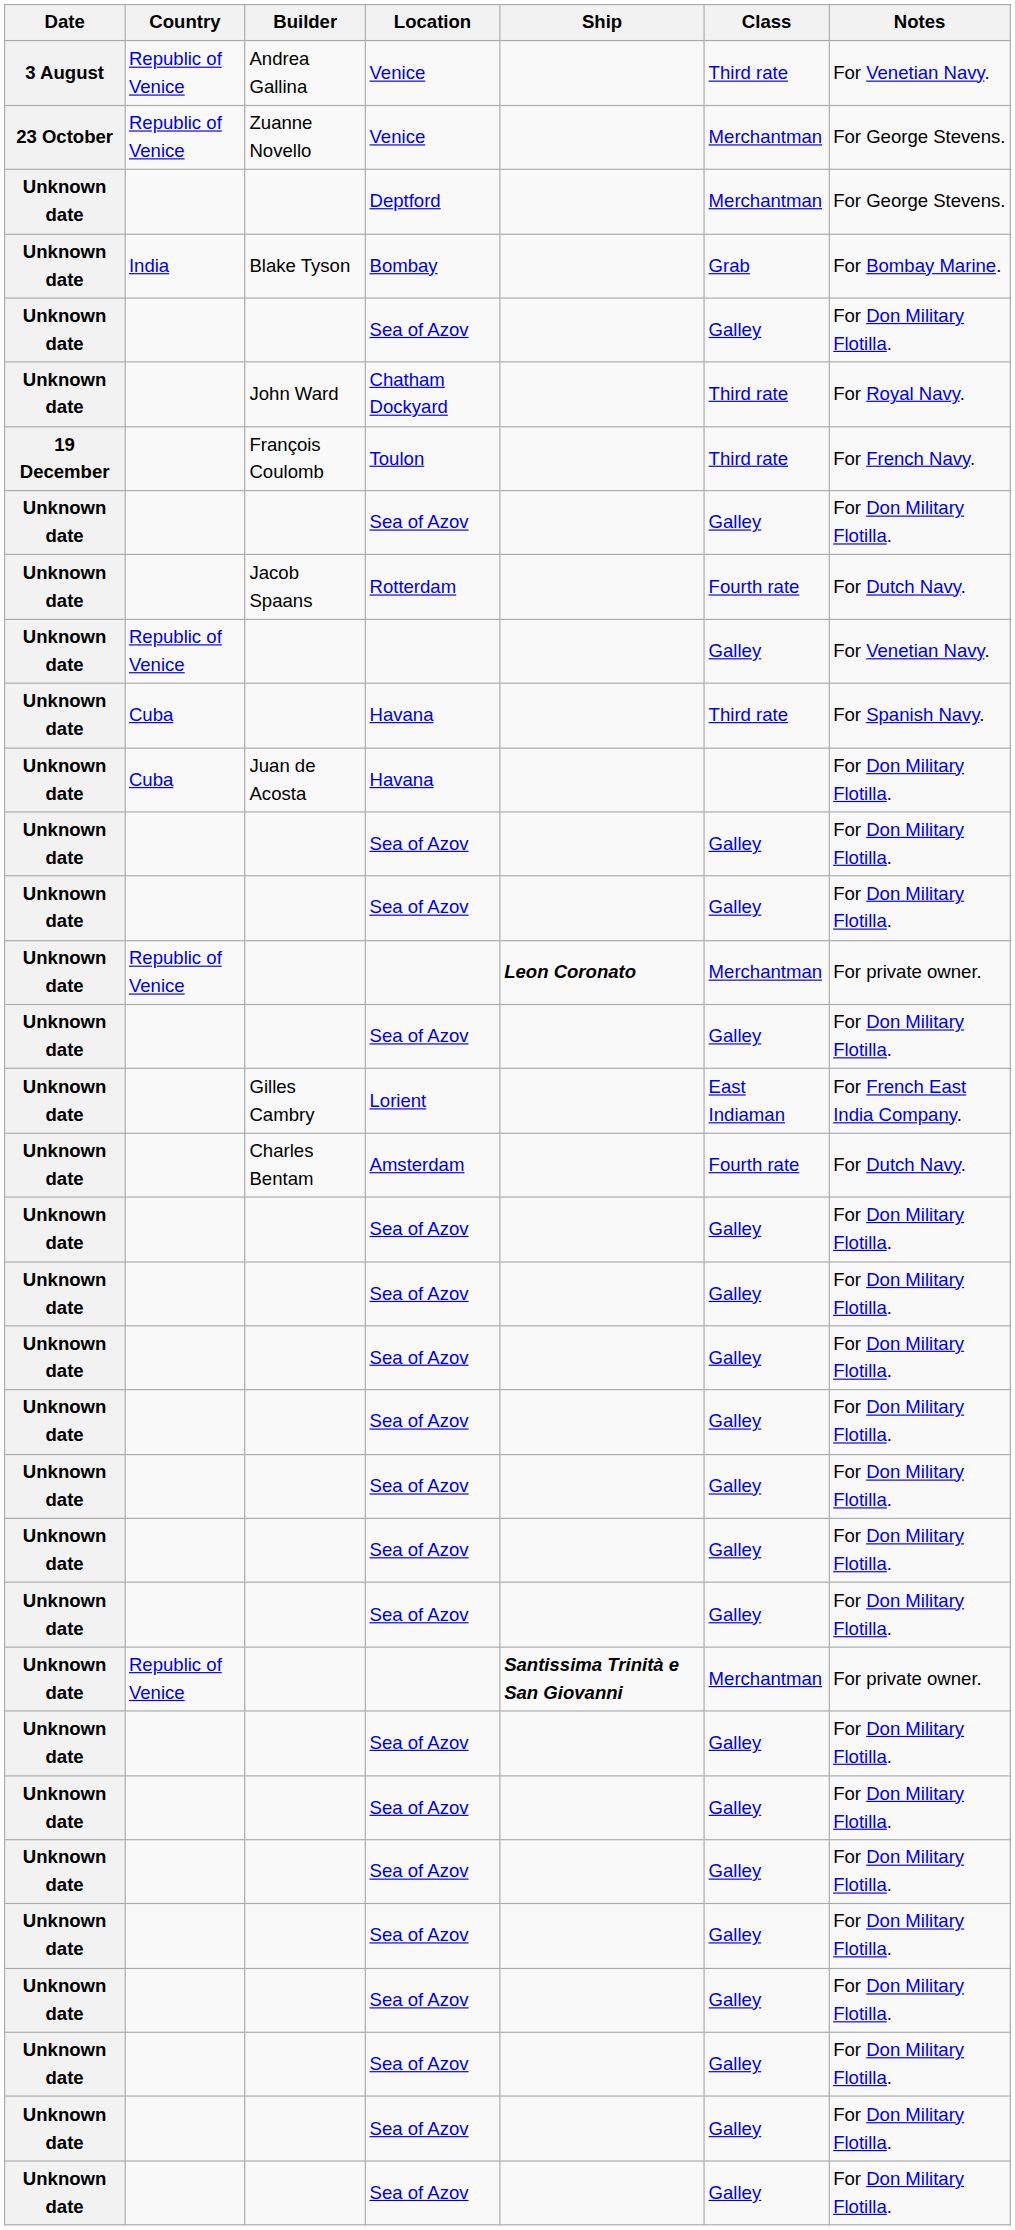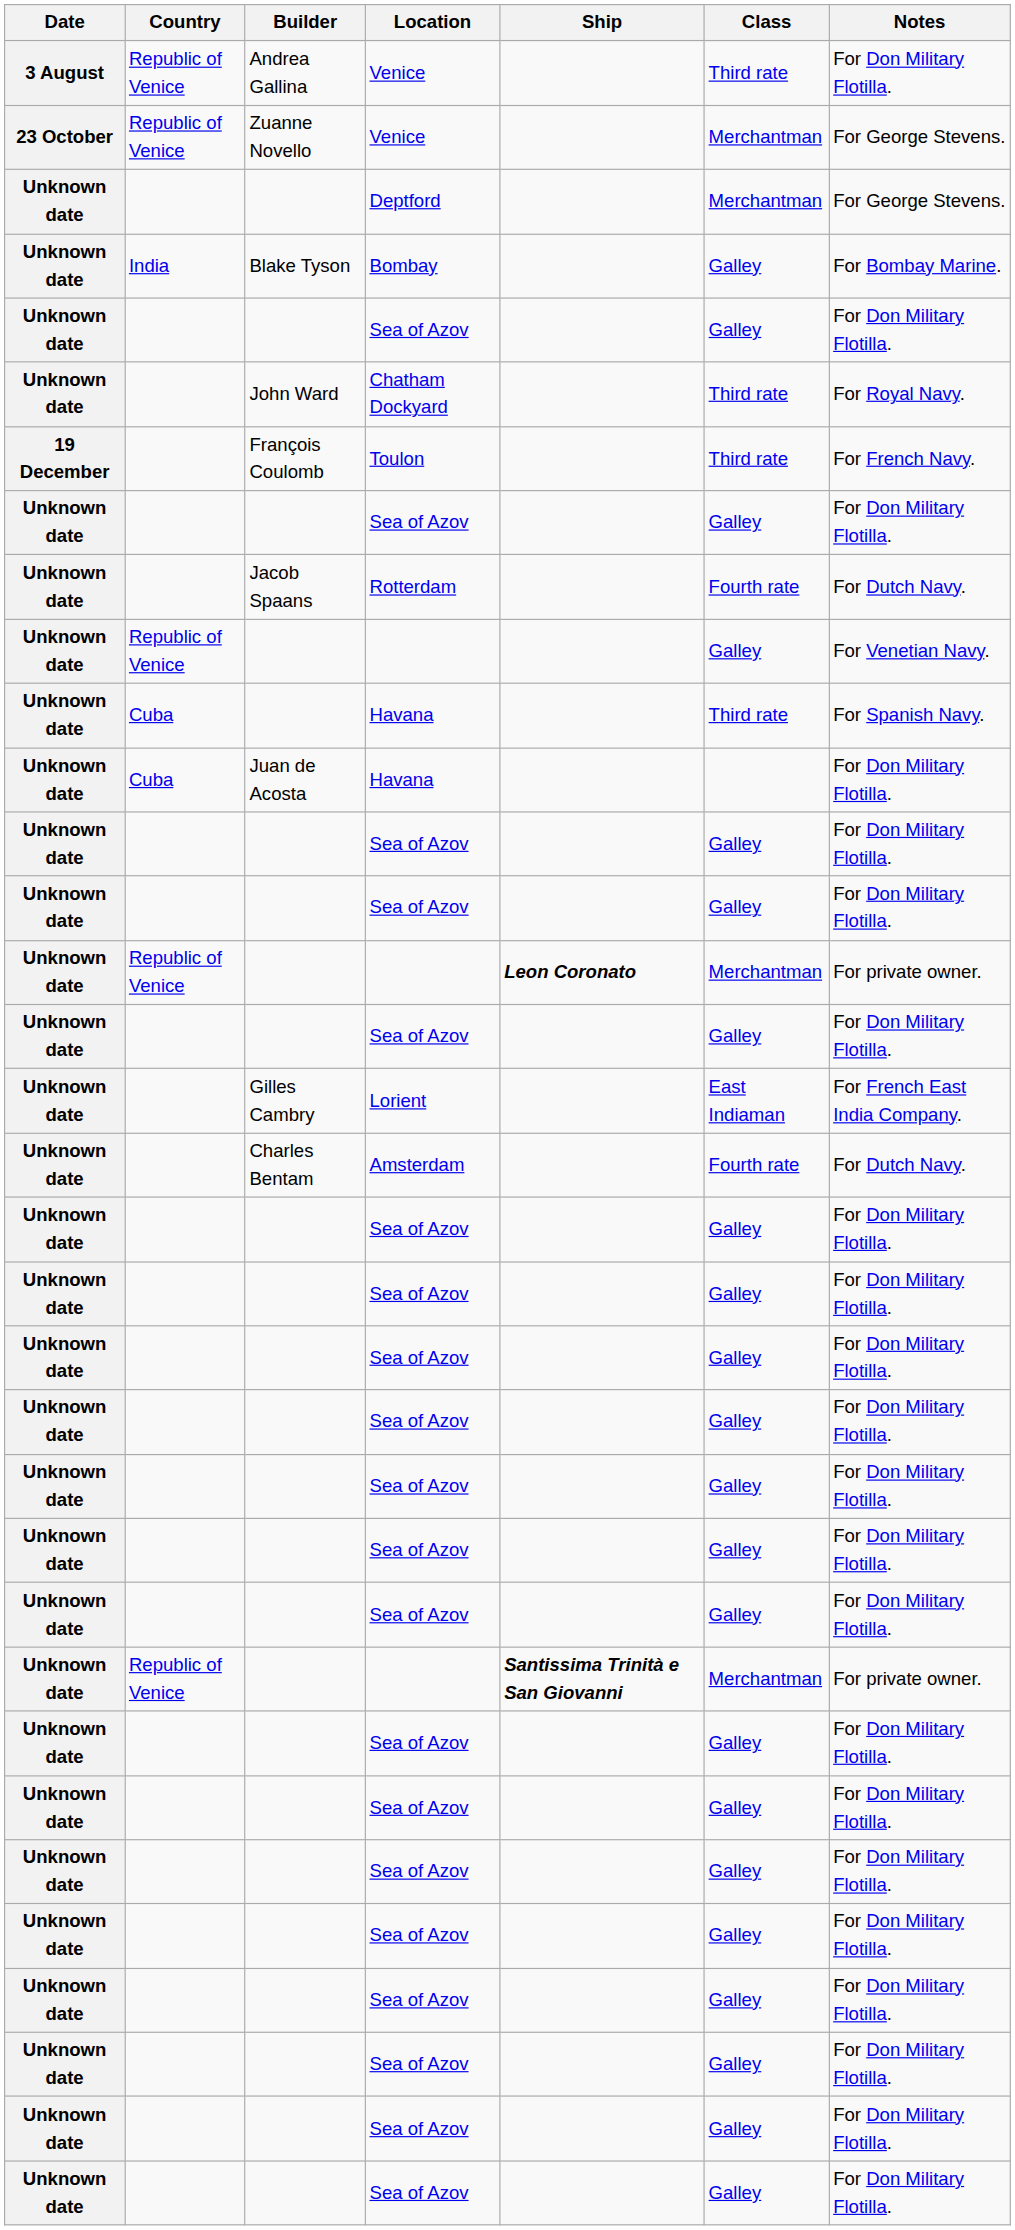(911, 73) For Venetian Navy. -> (899, 73) For Don Military Flotilla.
(729, 265) Grab -> (735, 265) Galley
